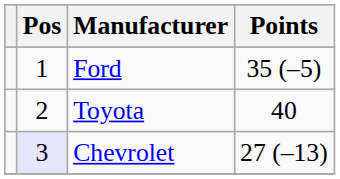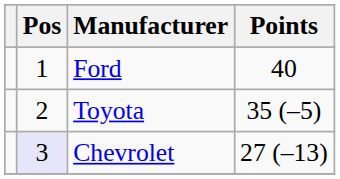(284, 68) 35 (–5) -> (284, 68) 40
(284, 110) 40 -> (284, 110) 35 (–5)
